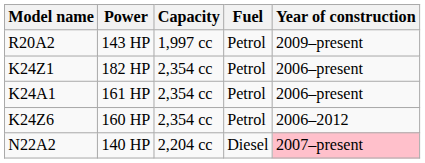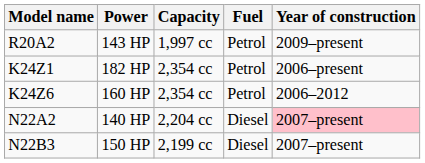- row: (32, 94)
+ row: (32, 145)
